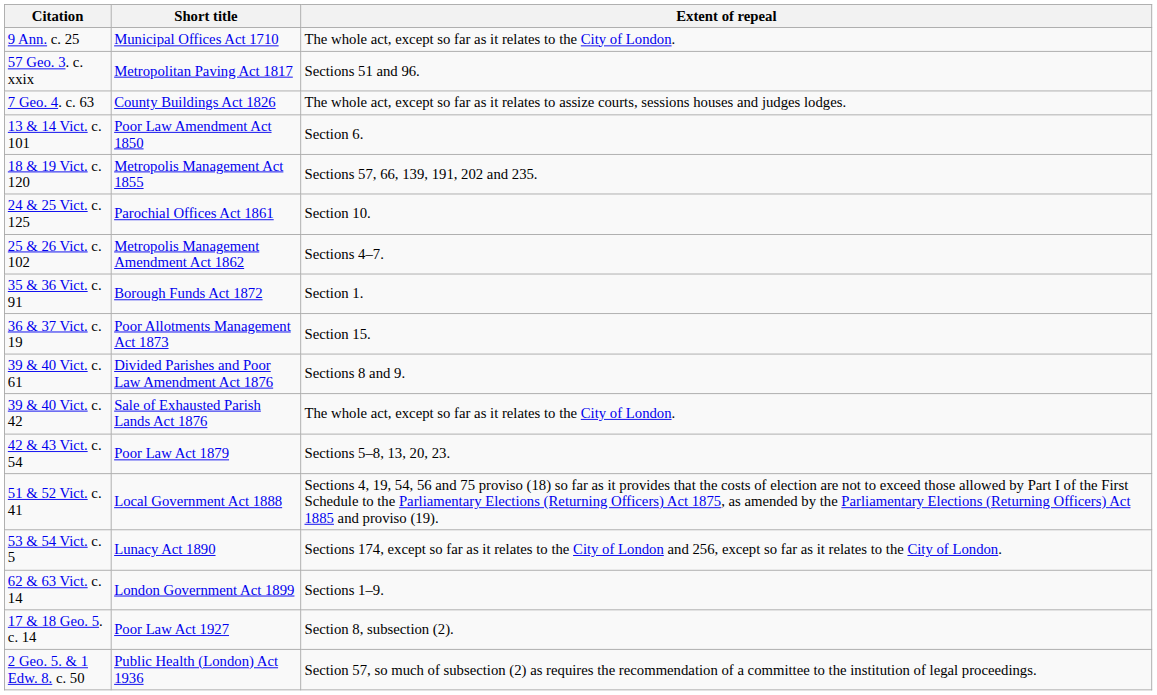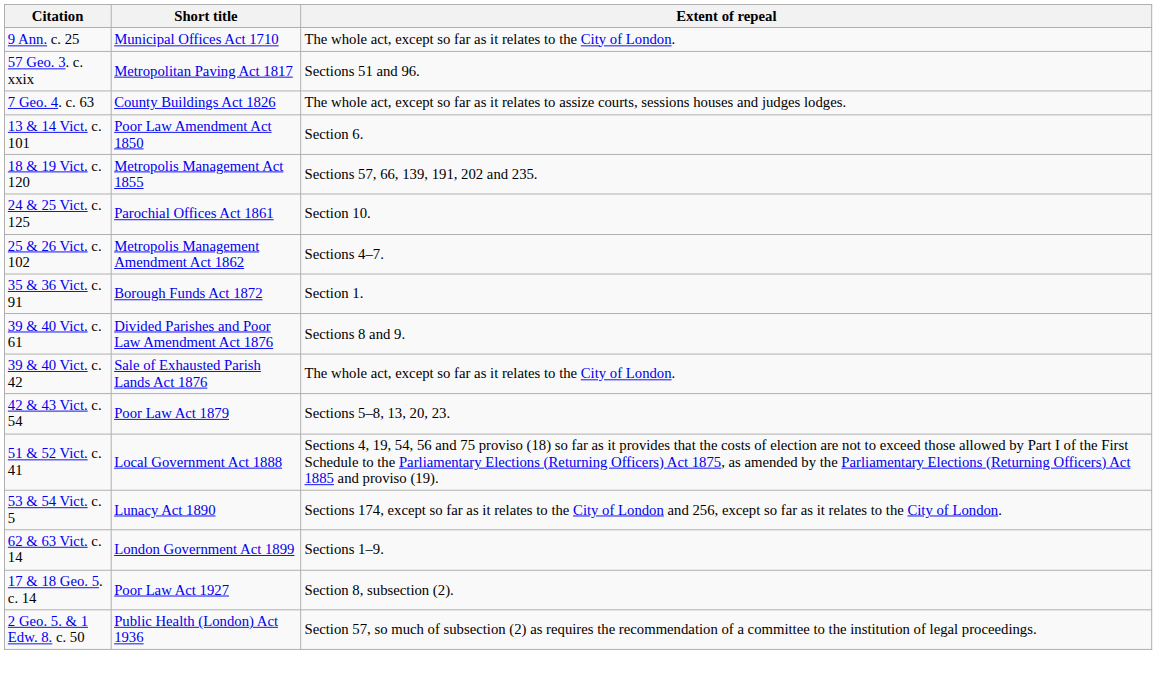- row: (55, 333)
